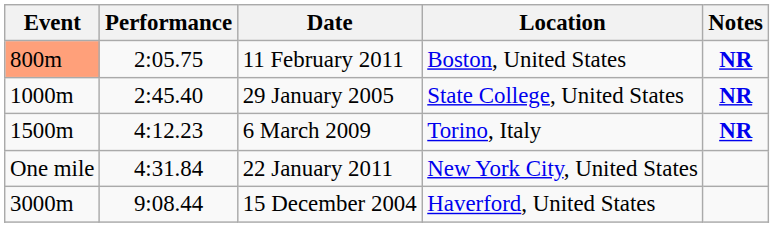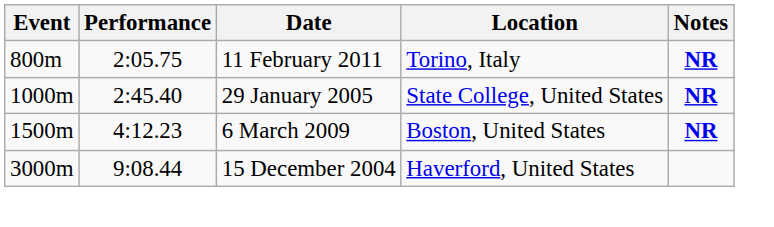(36, 58) lightsalmon background -> (36, 58) no background
(527, 58) Boston, United States -> (463, 58) Torino, Italy
(484, 131) Torino, Italy -> (506, 131) Boston, United States
- row: (318, 167)
